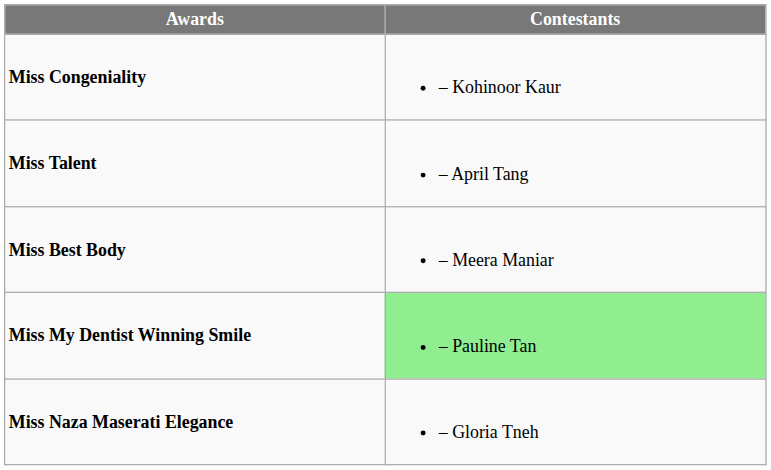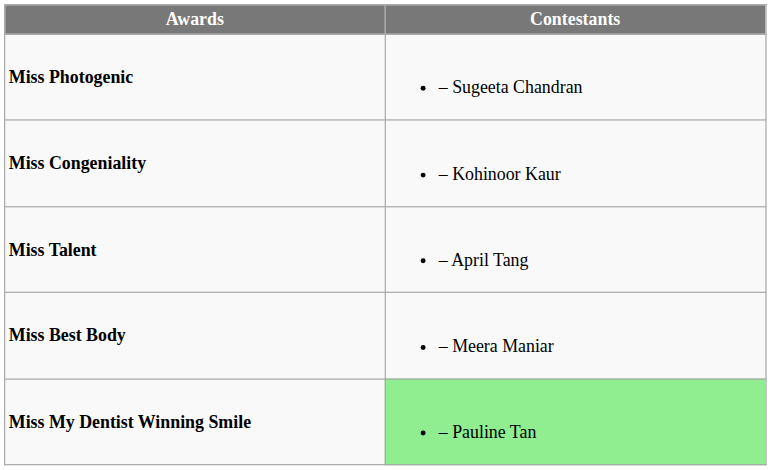+ row: (71, 77)
- row: (121, 422)
